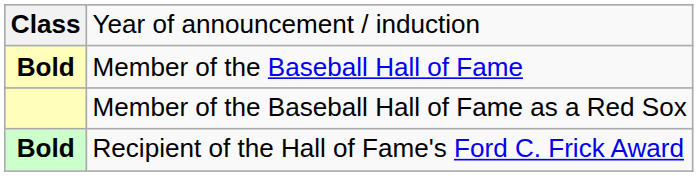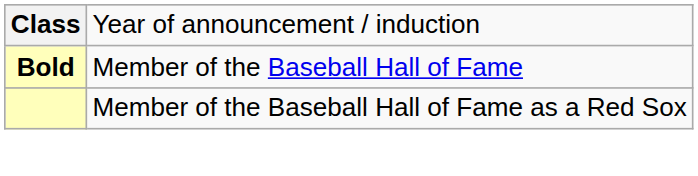- row: (388, 149)
